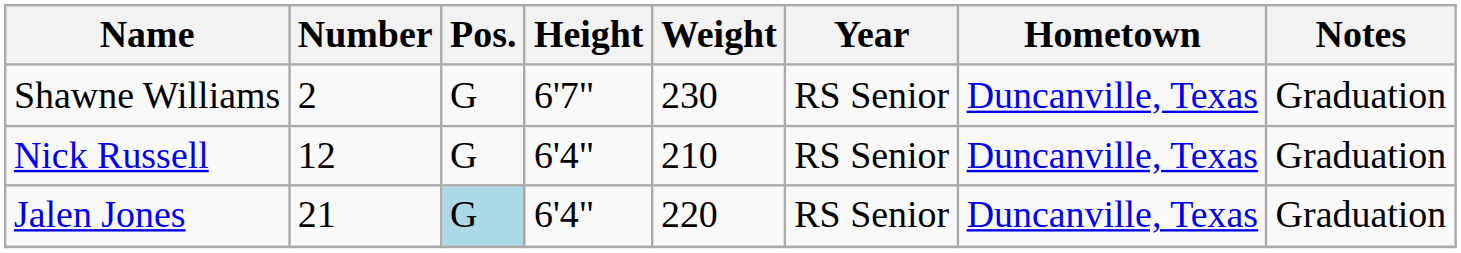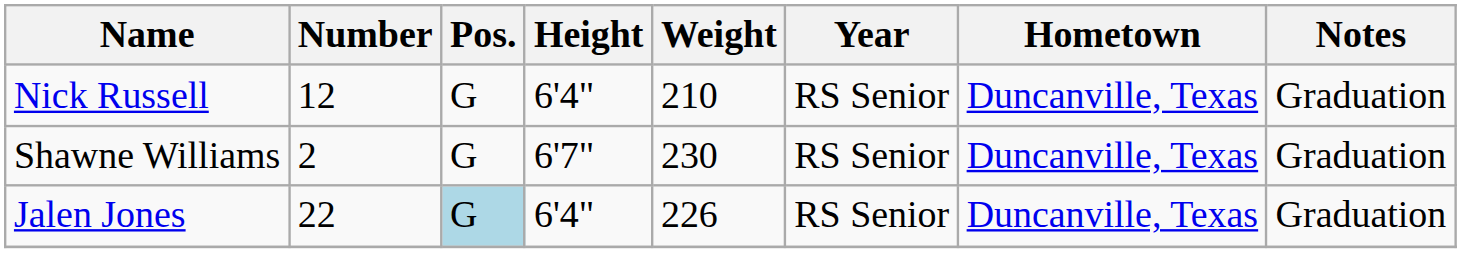rows swapped: (147, 94) <-> (111, 154)
(317, 214) 21 -> (317, 214) 22
(689, 214) 220 -> (689, 214) 226
